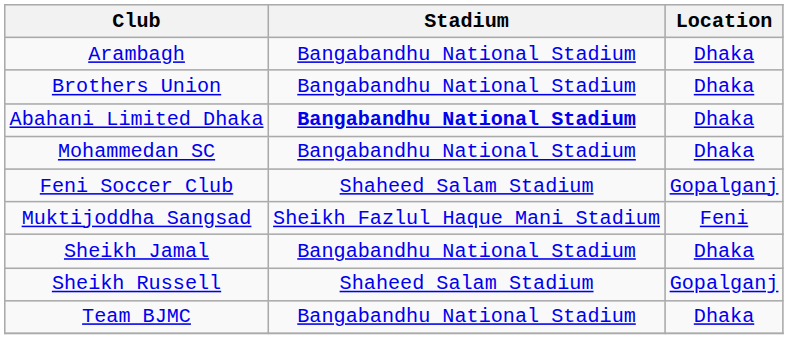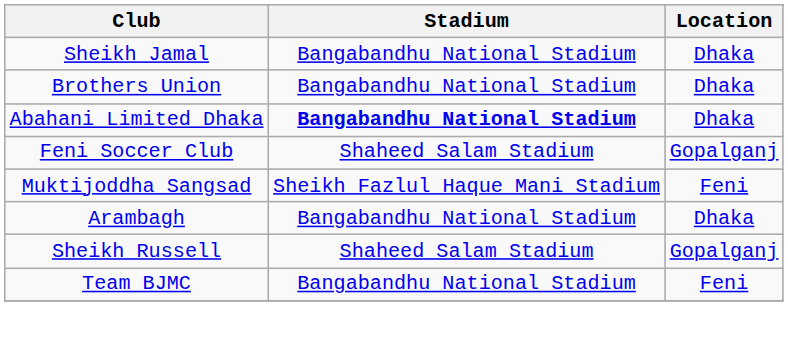rows swapped: (137, 54) <-> (137, 251)
- row: (137, 153)
(724, 317) Dhaka -> (724, 284) Feni
